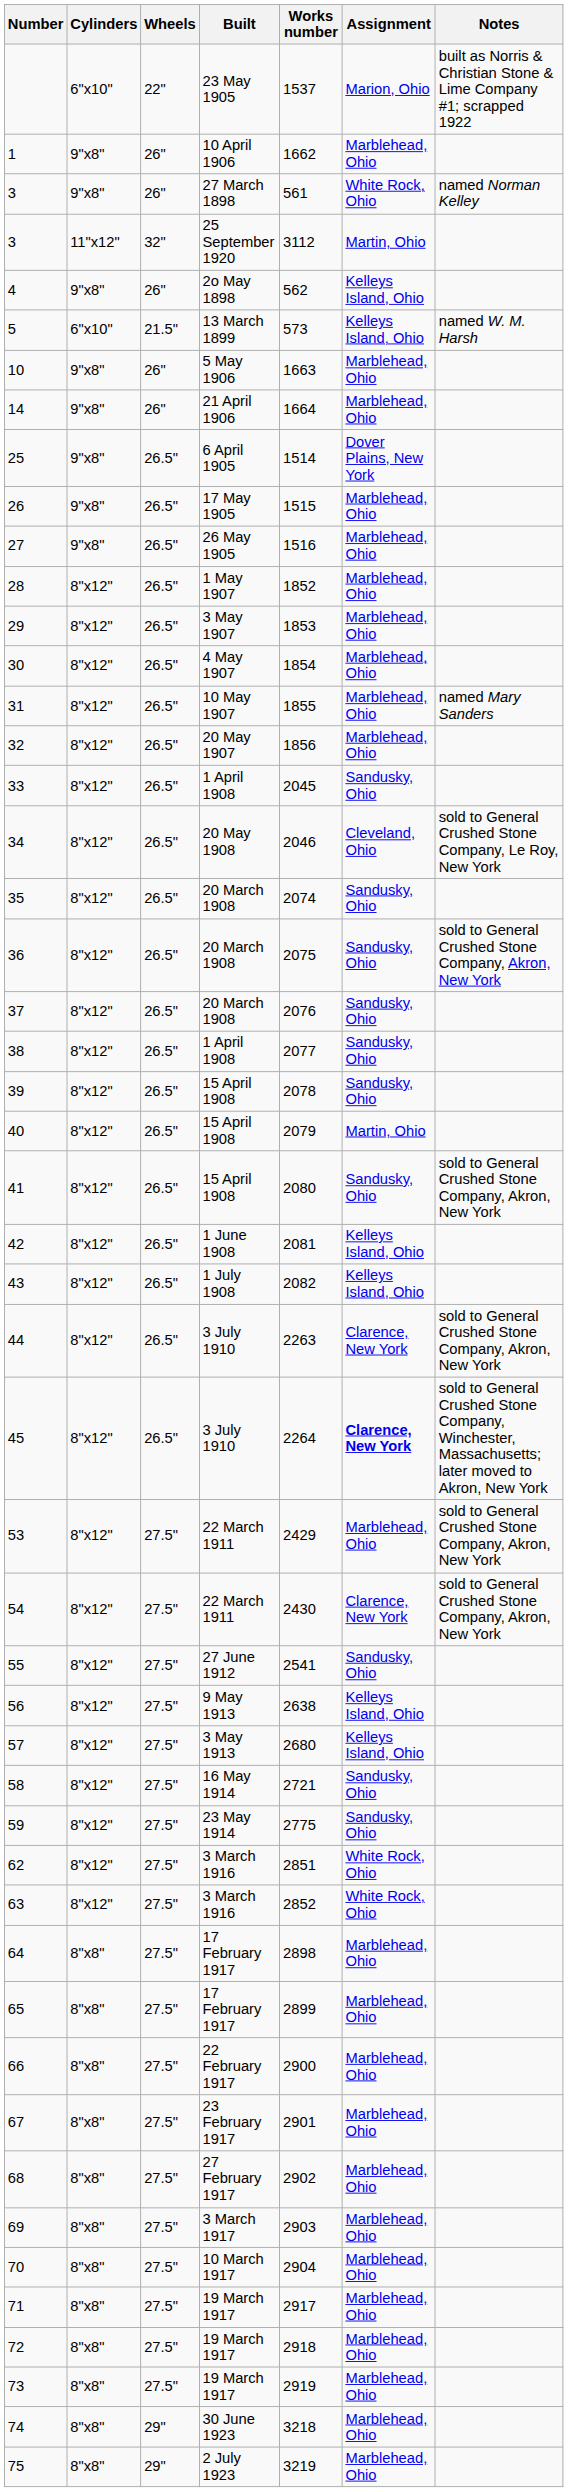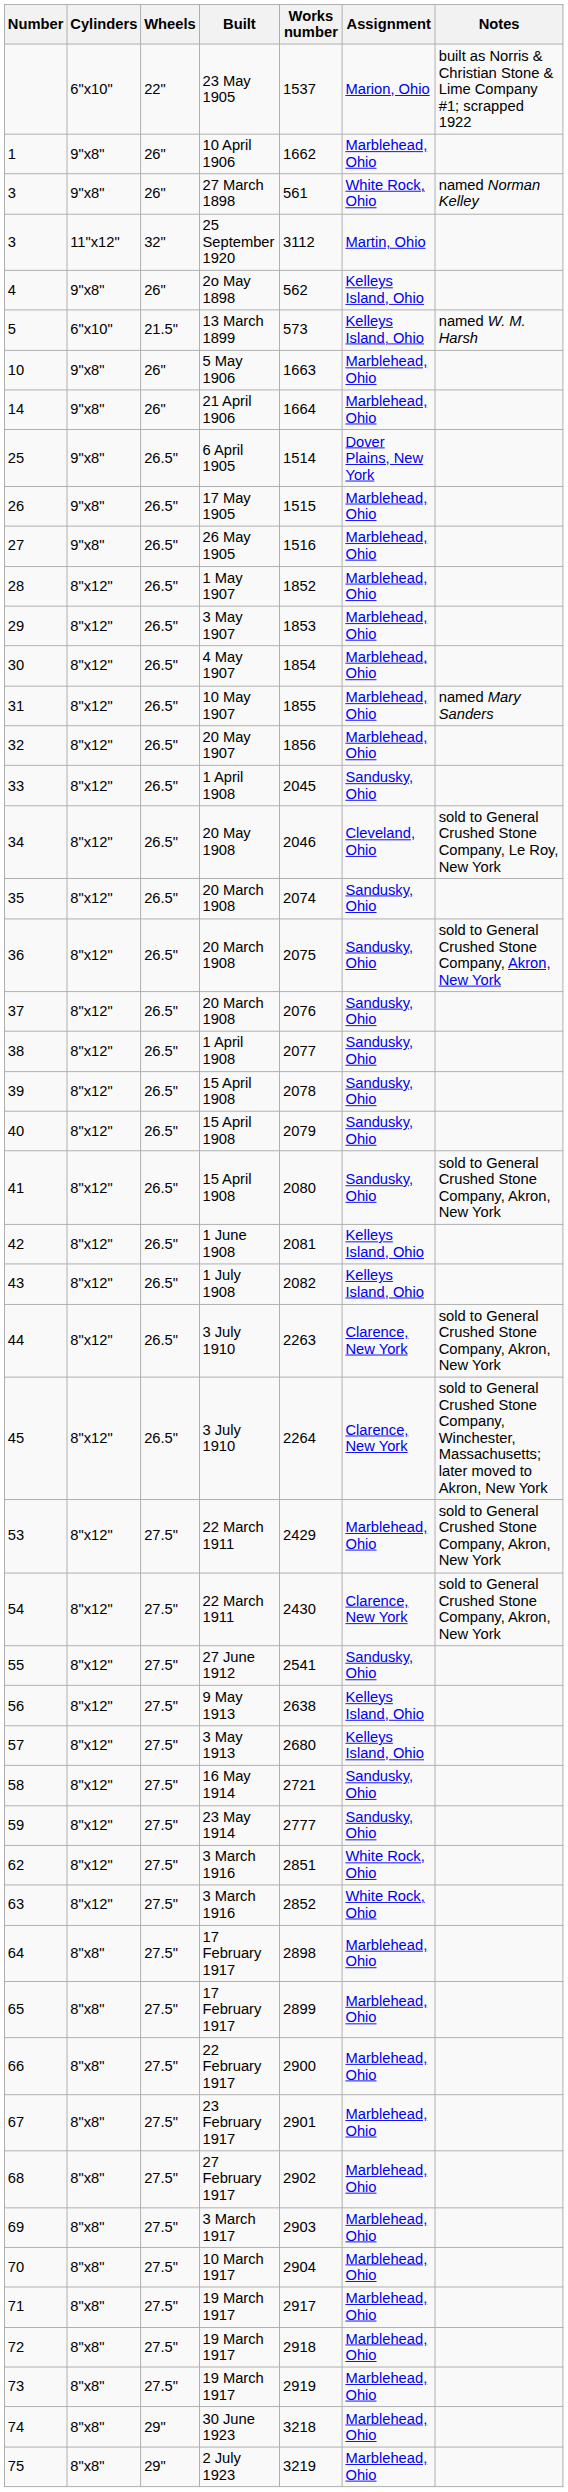(386, 1131) Martin, Ohio -> (379, 1131) Sandusky, Ohio
(379, 1438) bold -> (377, 1438) normal
(299, 1825) 2775 -> (299, 1825) 2777
